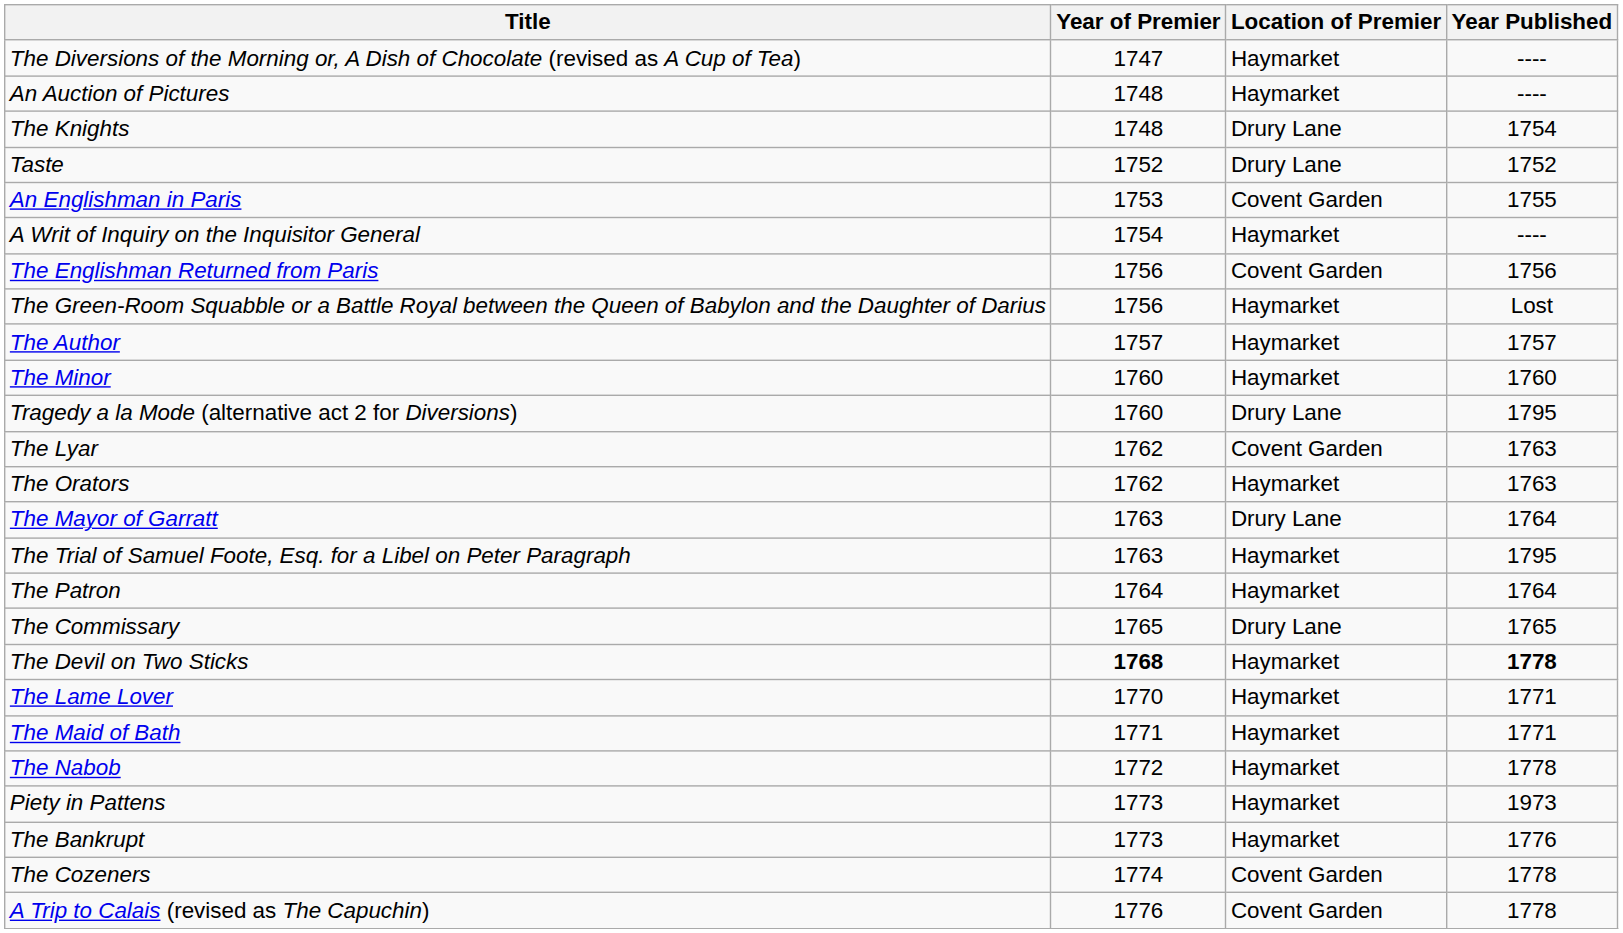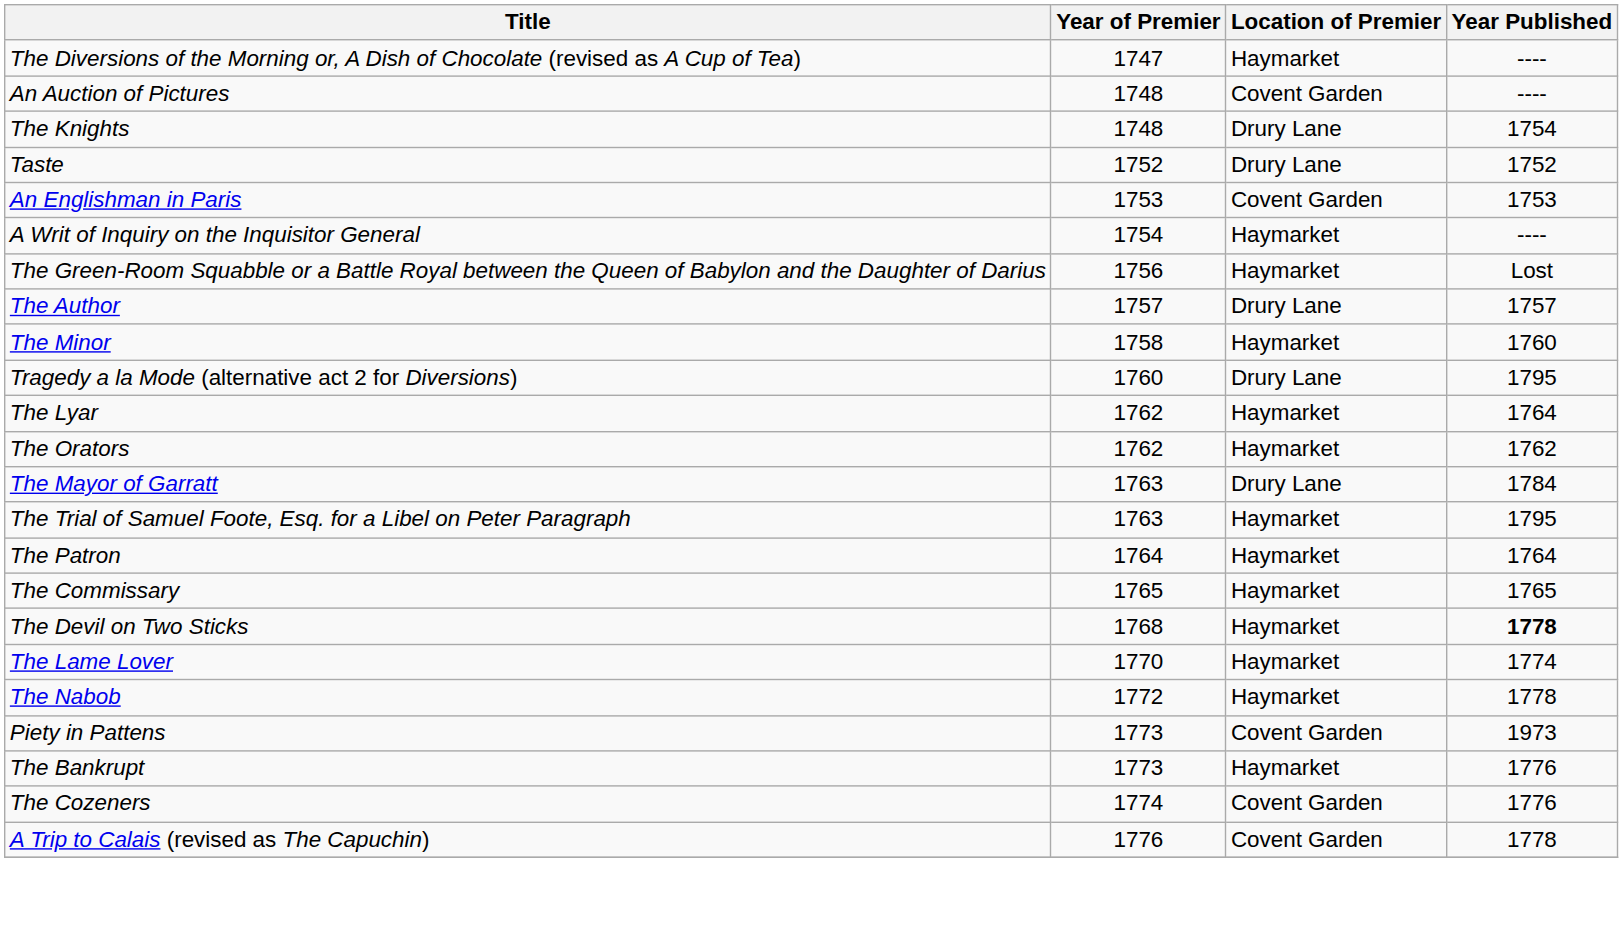(1285, 93) Haymarket -> (1307, 93) Covent Garden
(1532, 199) 1755 -> (1532, 199) 1753
- row: (194, 270)
(1285, 341) Haymarket -> (1286, 306) Drury Lane
(1138, 377) 1760 -> (1138, 341) 1758
(1307, 448) Covent Garden -> (1285, 413) Haymarket
(1532, 448) 1763 -> (1532, 413) 1764
(1532, 484) 1763 -> (1532, 448) 1762
(1532, 519) 1764 -> (1532, 484) 1784
(1286, 626) Drury Lane -> (1285, 590) Haymarket
(1138, 661) bold -> (1138, 626) normal
(1532, 697) 1771 -> (1532, 661) 1774
- row: (95, 732)
(1285, 803) Haymarket -> (1307, 732) Covent Garden
(1532, 874) 1778 -> (1532, 803) 1776
